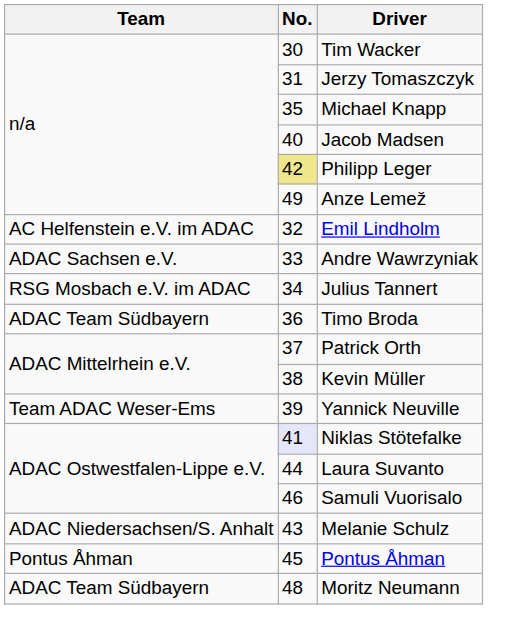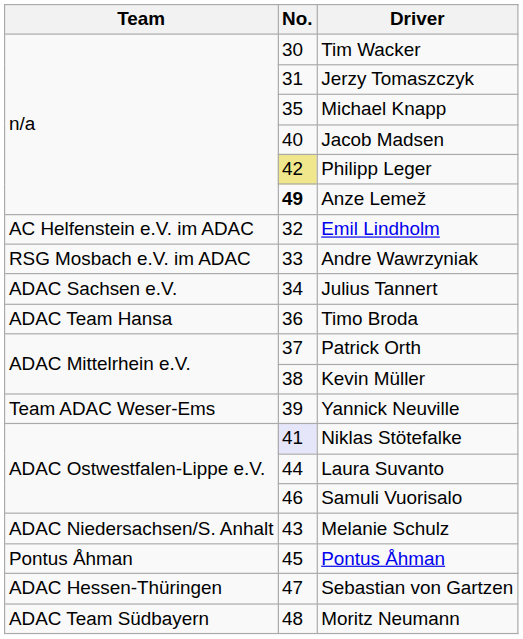(293, 199) normal -> (293, 199) bold
(93, 259) ADAC Sachsen e.V. -> (130, 259) RSG Mosbach e.V. im ADAC
(130, 288) RSG Mosbach e.V. im ADAC -> (93, 288) ADAC Sachsen e.V.
(109, 318) ADAC Team Südbayern -> (91, 318) ADAC Team Hansa
+ row: (417, 588)
